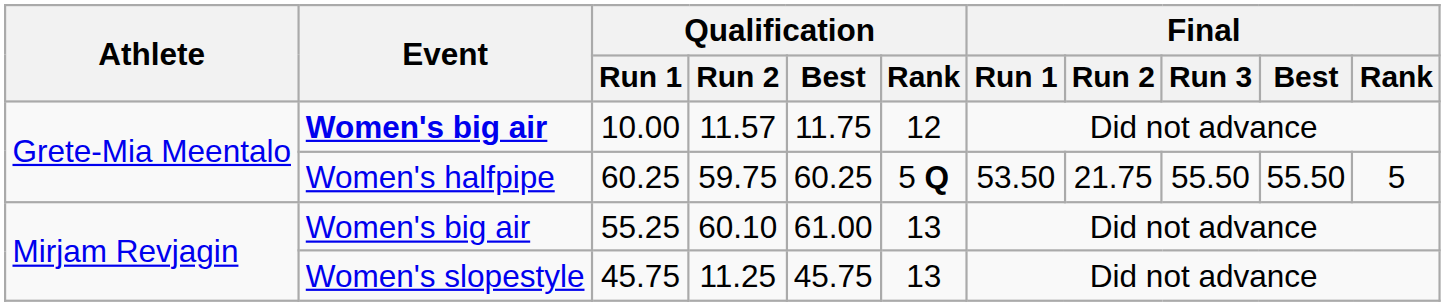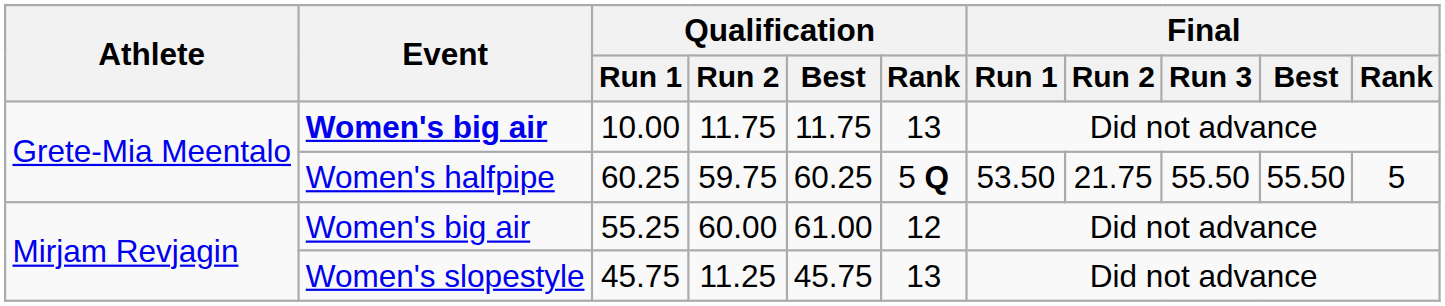(738, 127) 11.57 -> (738, 127) 11.75
(924, 127) 12 -> (924, 127) 13
(738, 227) 60.10 -> (738, 227) 60.00
(924, 227) 13 -> (924, 227) 12
